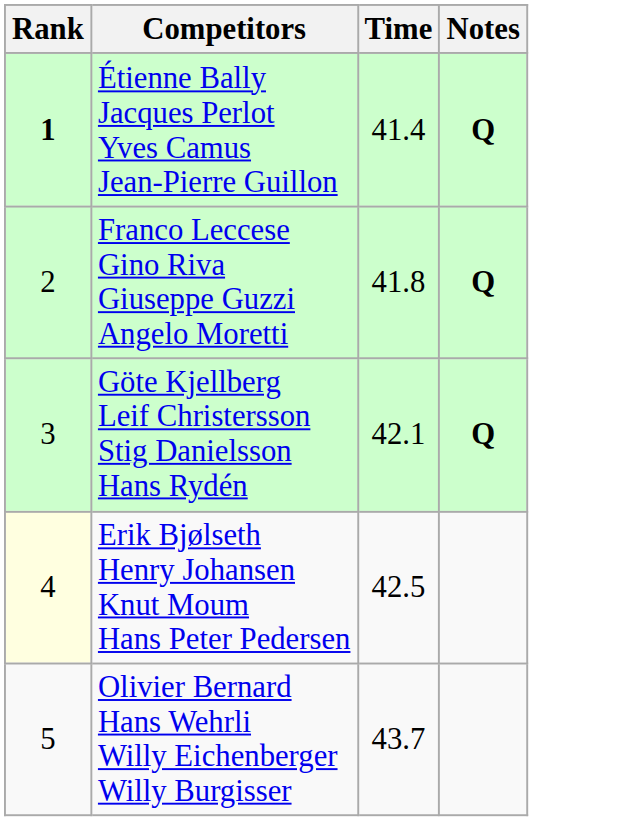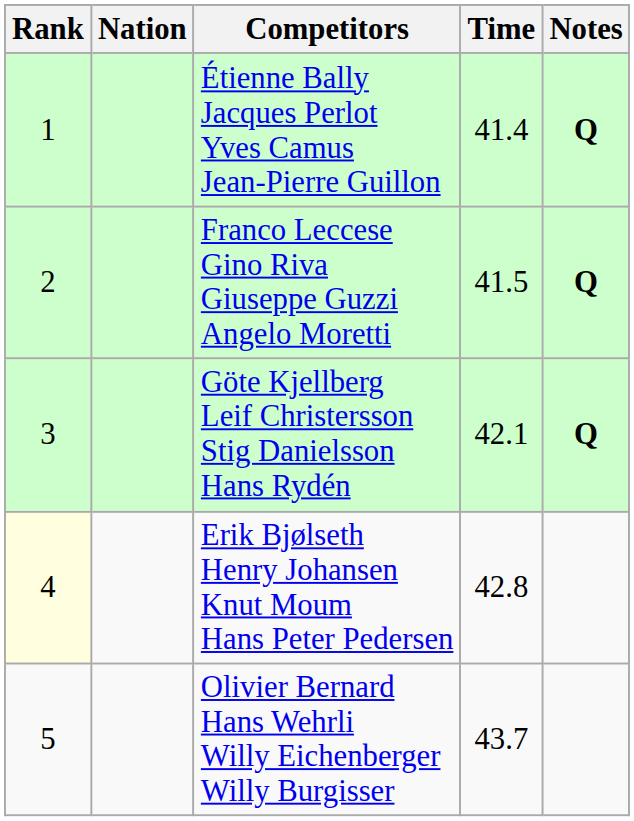+ column: (142, 28)
(48, 129) bold -> (48, 129) normal
(398, 281) 41.8 -> (501, 281) 41.5
(398, 586) 42.5 -> (501, 586) 42.8
